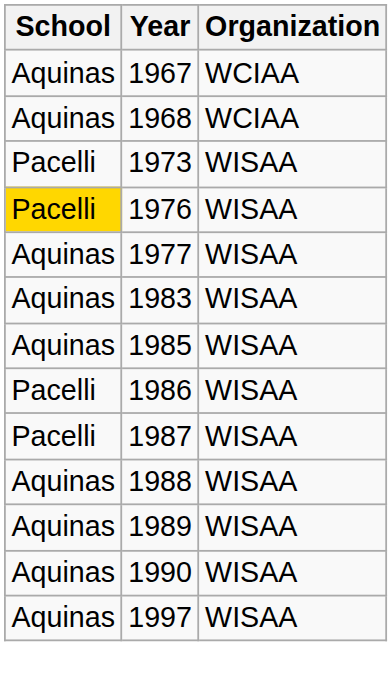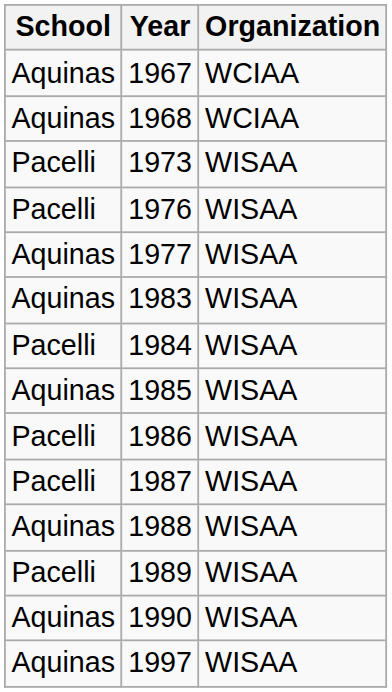(54, 208) gold background -> (54, 208) no background
+ row: (160, 345)
(63, 526) Aquinas -> (54, 572) Pacelli
